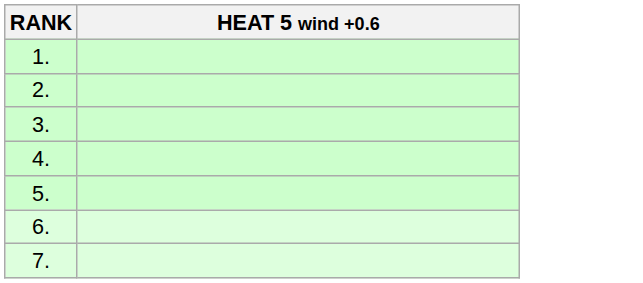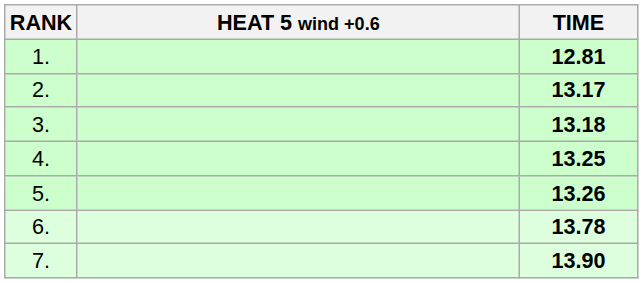+ column: (578, 22)
